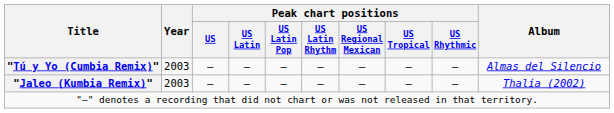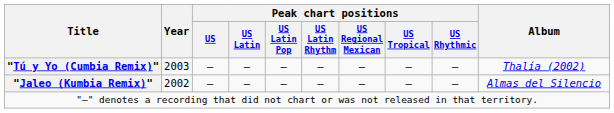(544, 66) Almas del Silencio -> (544, 66) Thalía (2002)
(177, 83) 2003 -> (177, 83) 2002
(544, 83) Thalía (2002) -> (544, 83) Almas del Silencio
